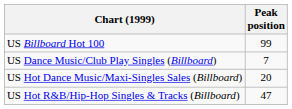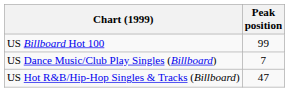- row: (125, 78)
